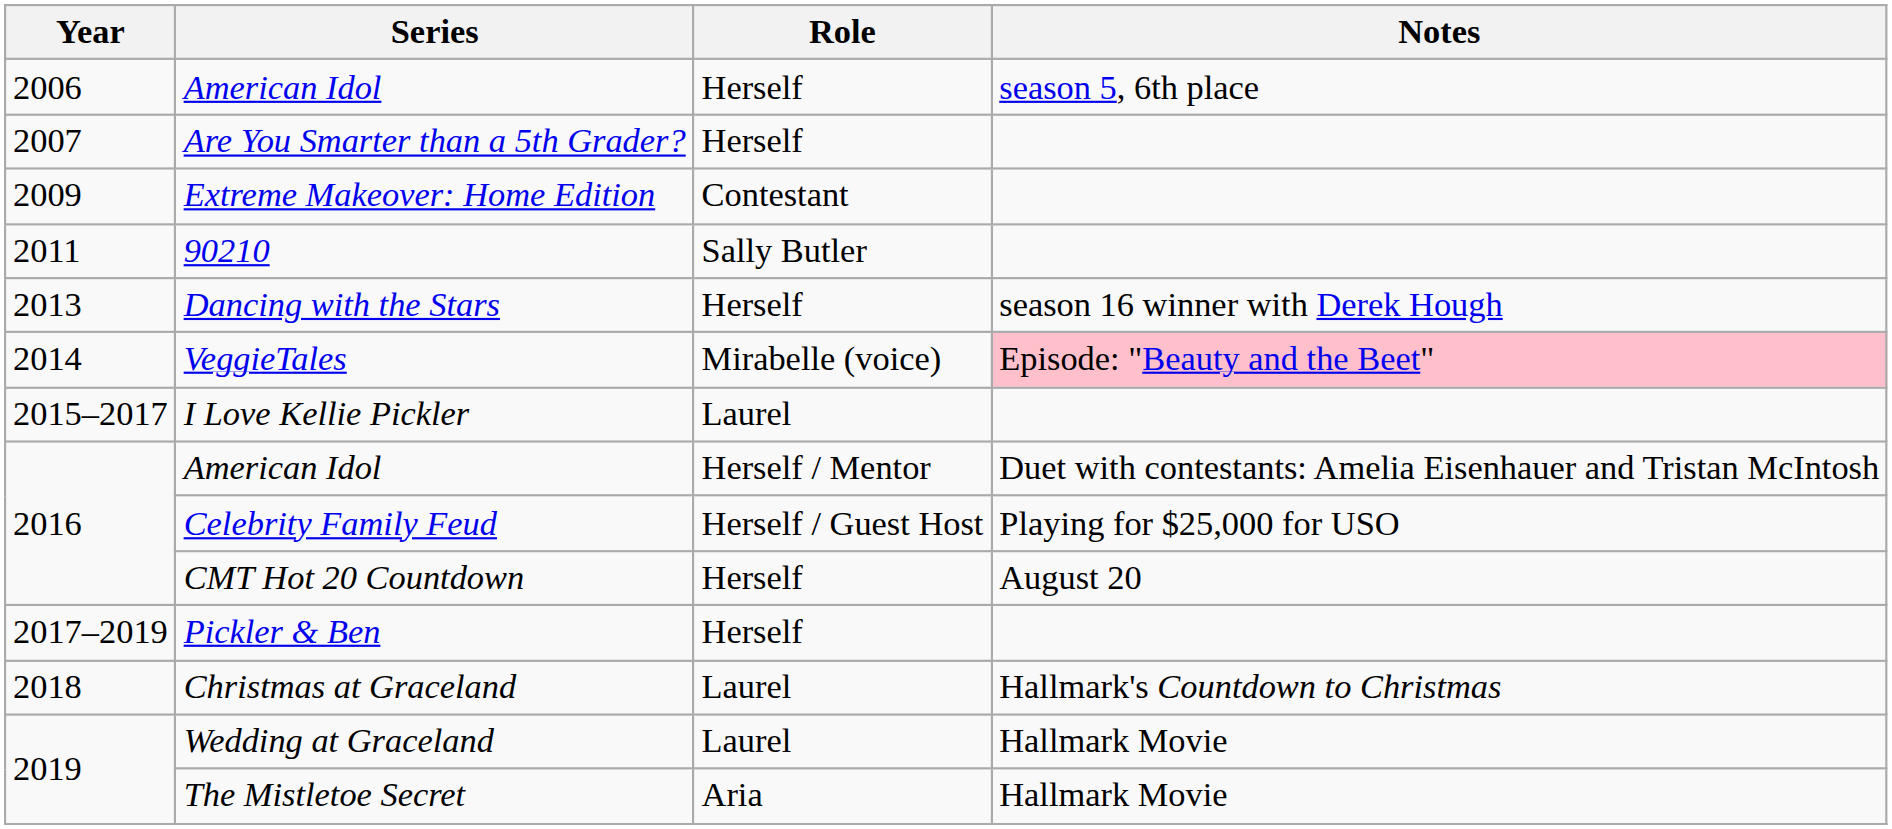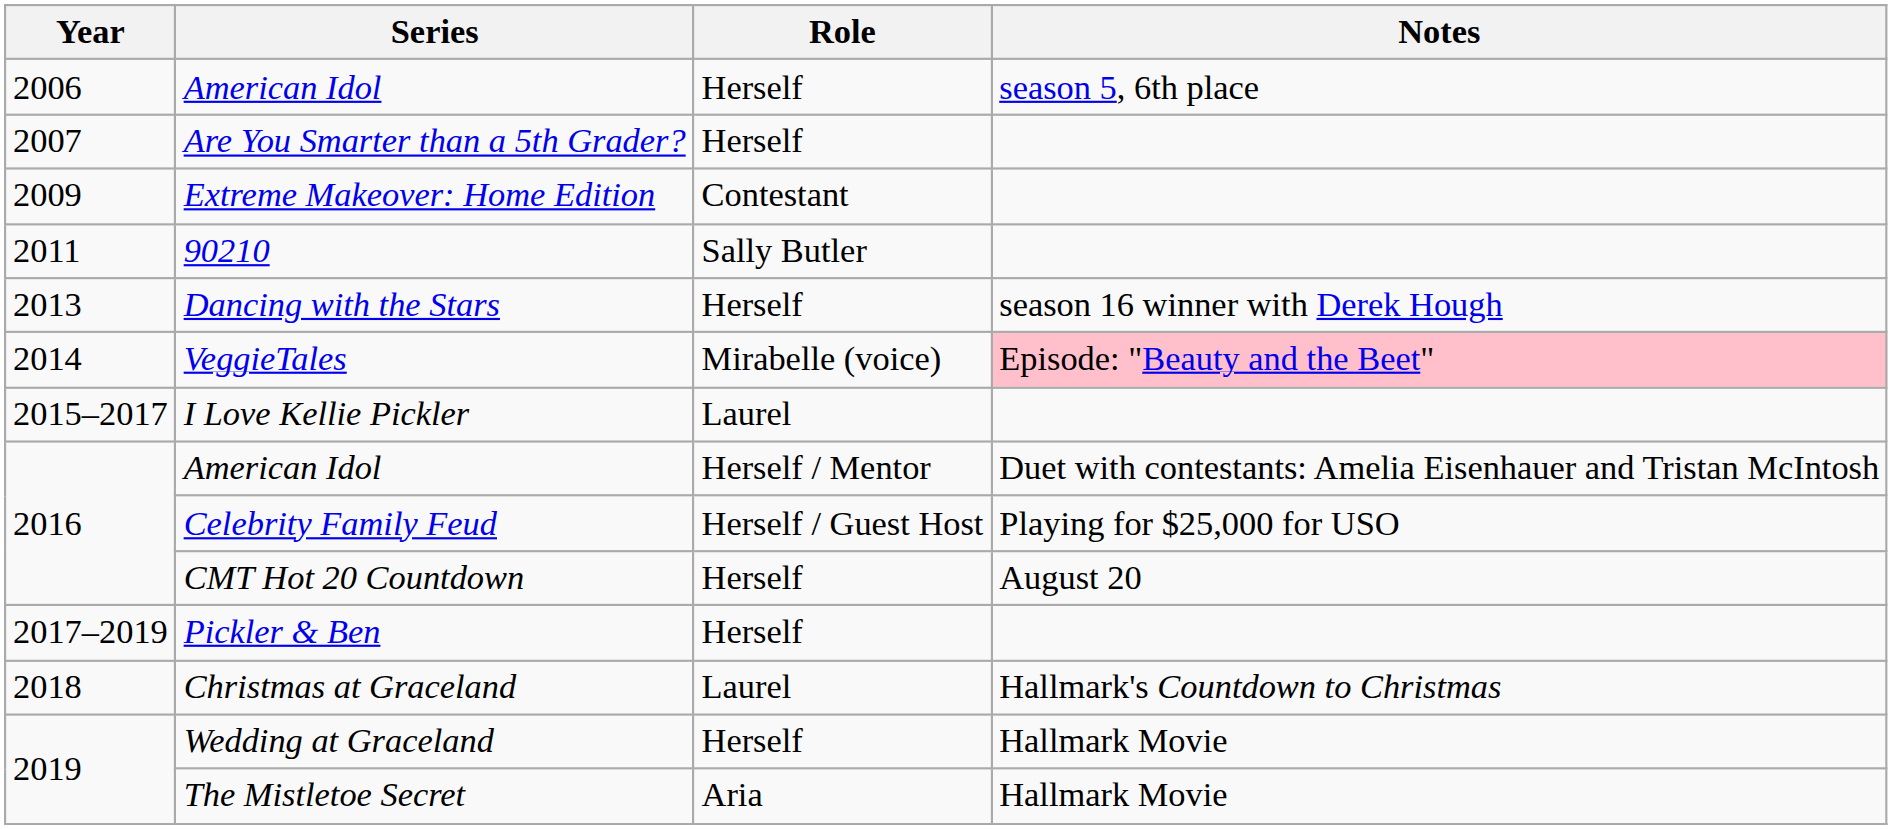(746, 741) Laurel -> (752, 741) Herself
